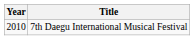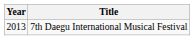(16, 27) 2010 -> (16, 27) 2013
